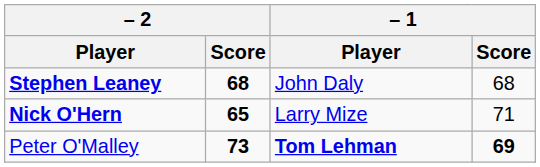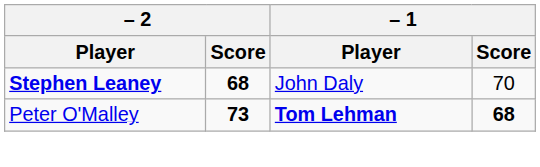(504, 83) 68 -> (504, 83) 70
- row: (66, 114)
(504, 146) 69 -> (504, 114) 68
